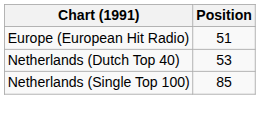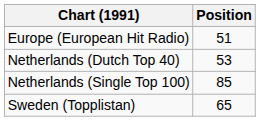+ row: (71, 104)
